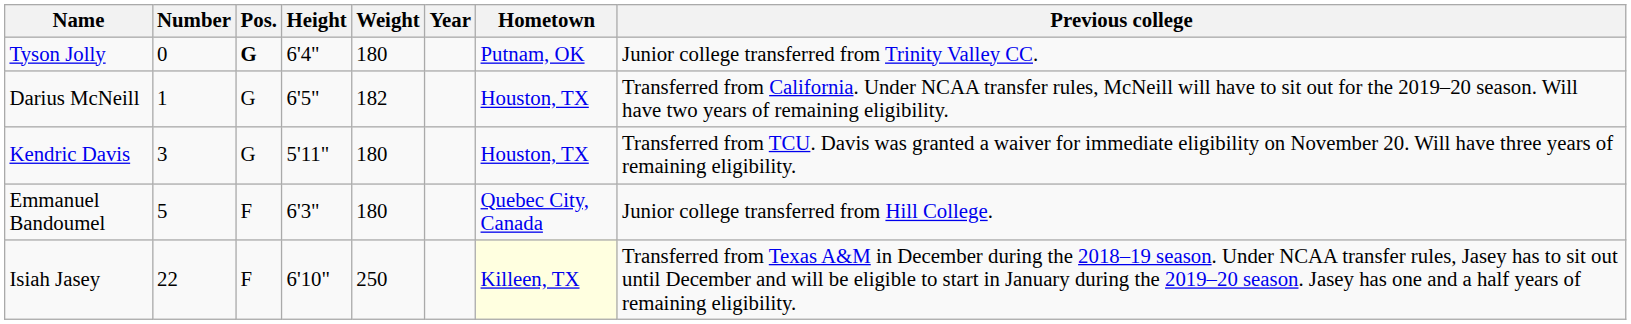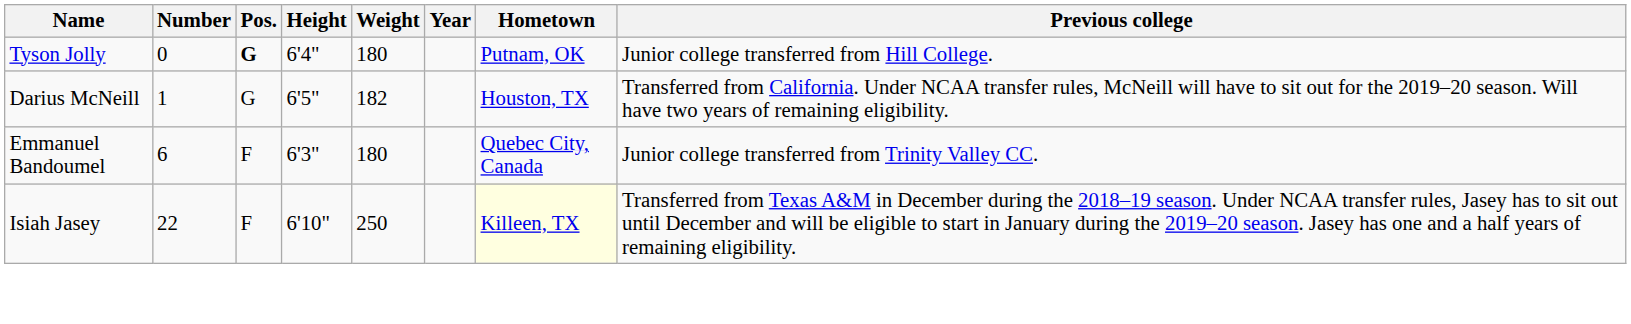(830, 53) Junior college transferred from Trinity Valley CC. -> (807, 53) Junior college transferred from Hill College.
- row: (70, 155)
(162, 211) 5 -> (162, 155) 6
(807, 211) Junior college transferred from Hill College. -> (830, 155) Junior college transferred from Trinity Valley CC.
